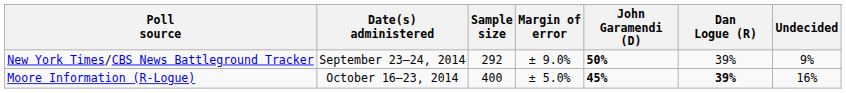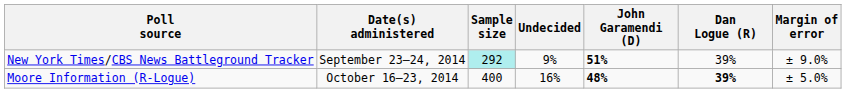columns swapped: (550, 27) <-> (807, 27)
(492, 59) no background -> (492, 59) paleturquoise background
(597, 59) 50% -> (597, 59) 51%
(597, 78) 45% -> (597, 78) 48%
